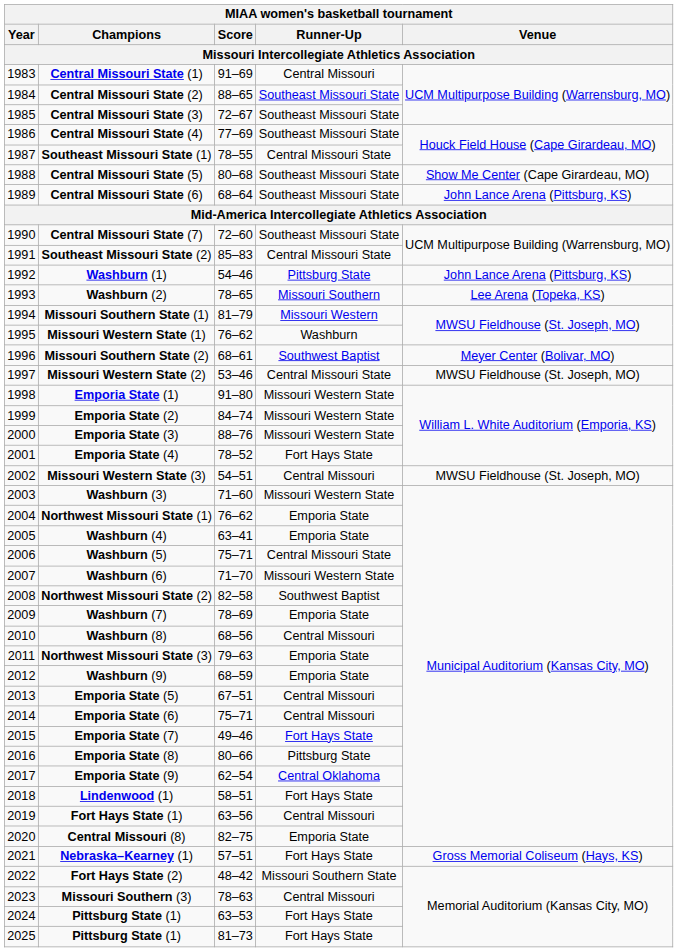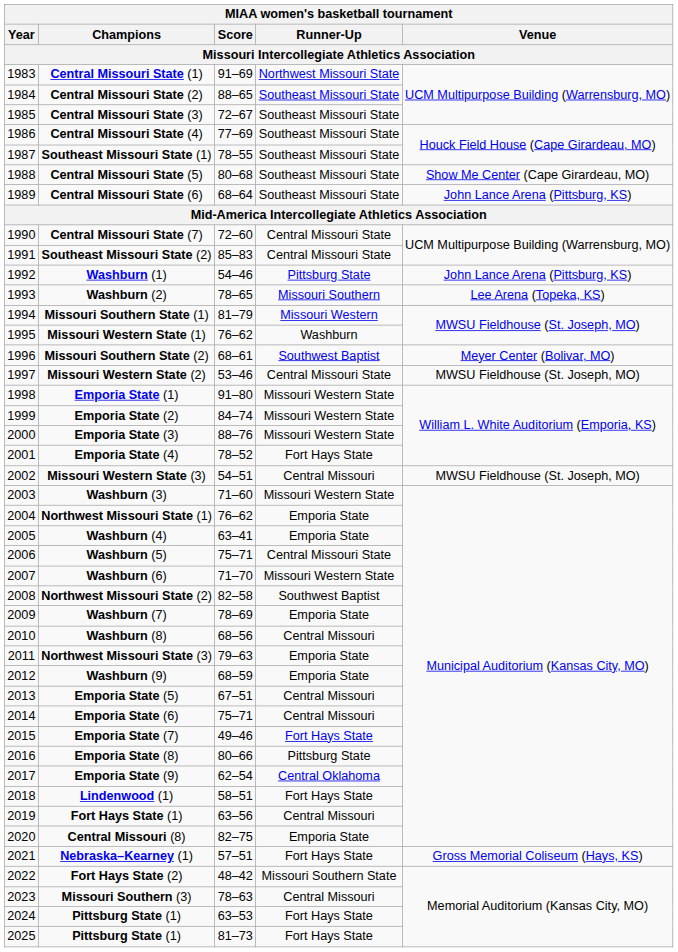(329, 74) Central Missouri -> (329, 74) Northwest Missouri State
(329, 154) Central Missouri State -> (329, 154) Southeast Missouri State
(329, 235) Southeast Missouri State -> (329, 235) Central Missouri State
